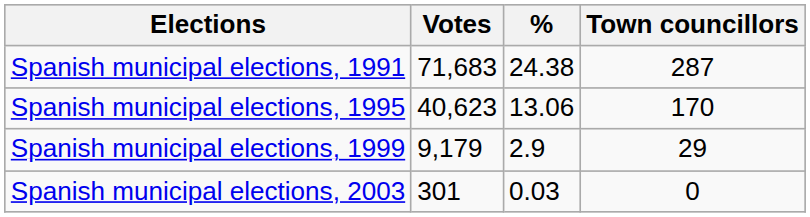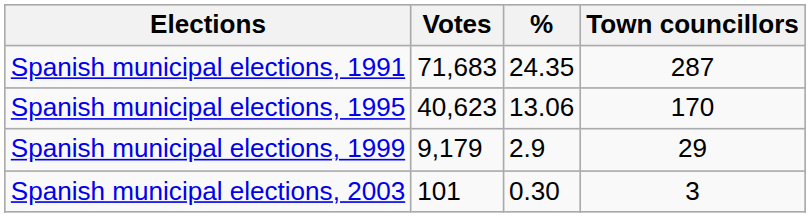(542, 66) 24.38 -> (542, 66) 24.35
(439, 190) 301 -> (439, 190) 101
(534, 190) 0.03 -> (534, 190) 0.30
(693, 190) 0 -> (693, 190) 3
